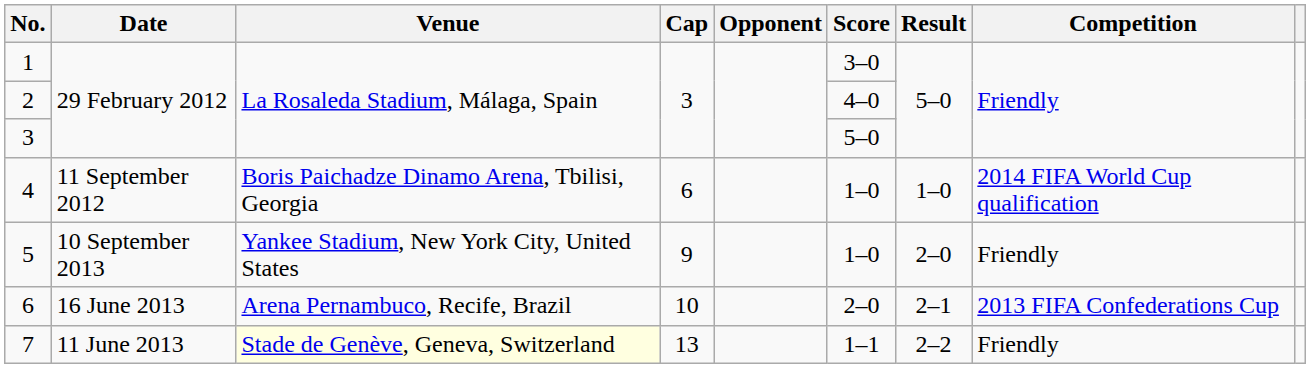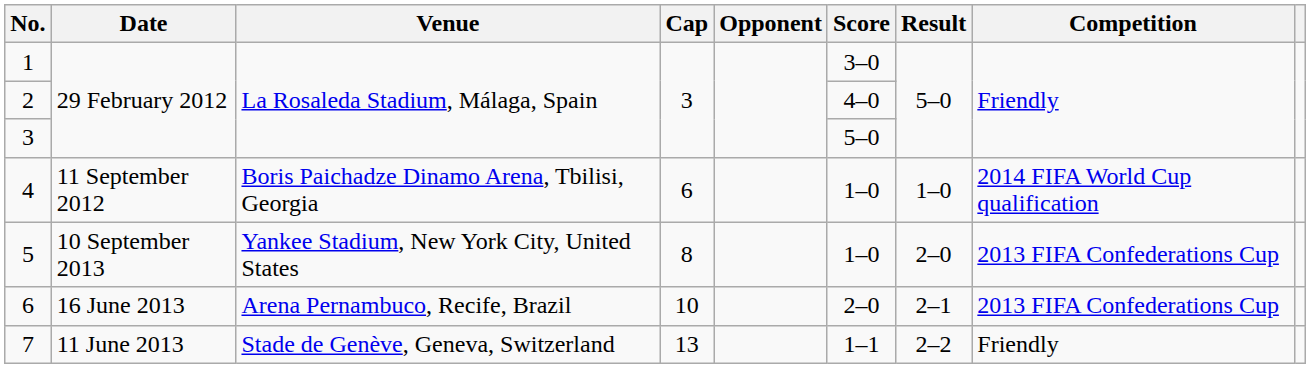(687, 254) 9 -> (687, 254) 8
(1018, 254) Friendly -> (1128, 254) 2013 FIFA Confederations Cup
(428, 343) lightyellow background -> (428, 343) no background
